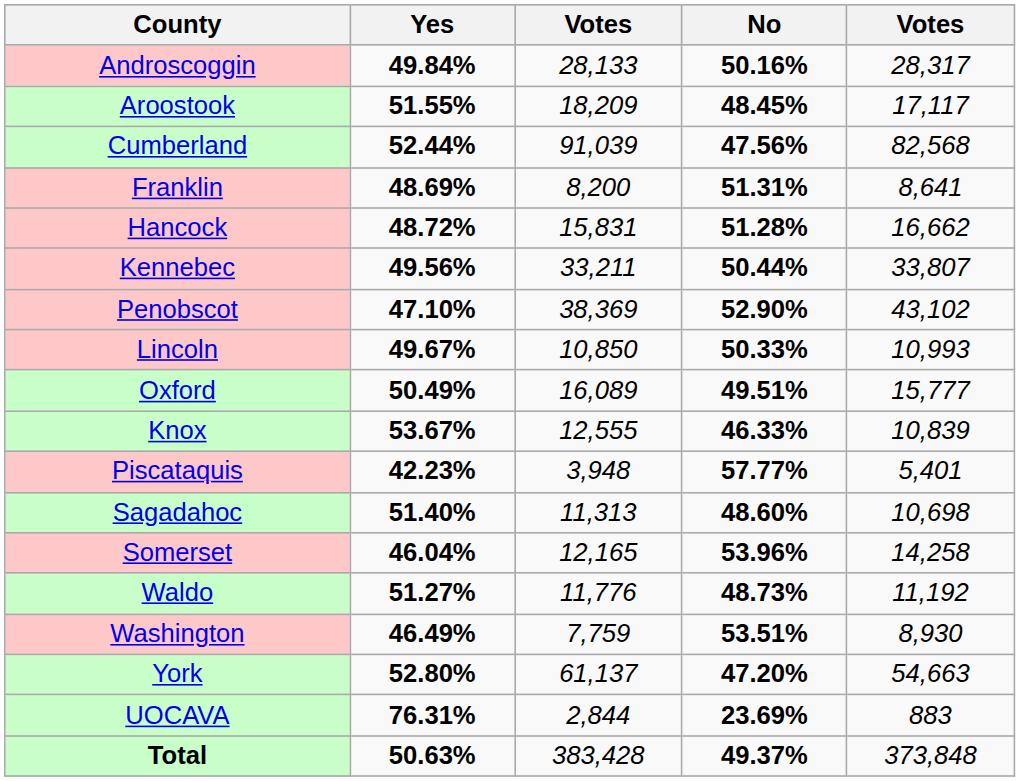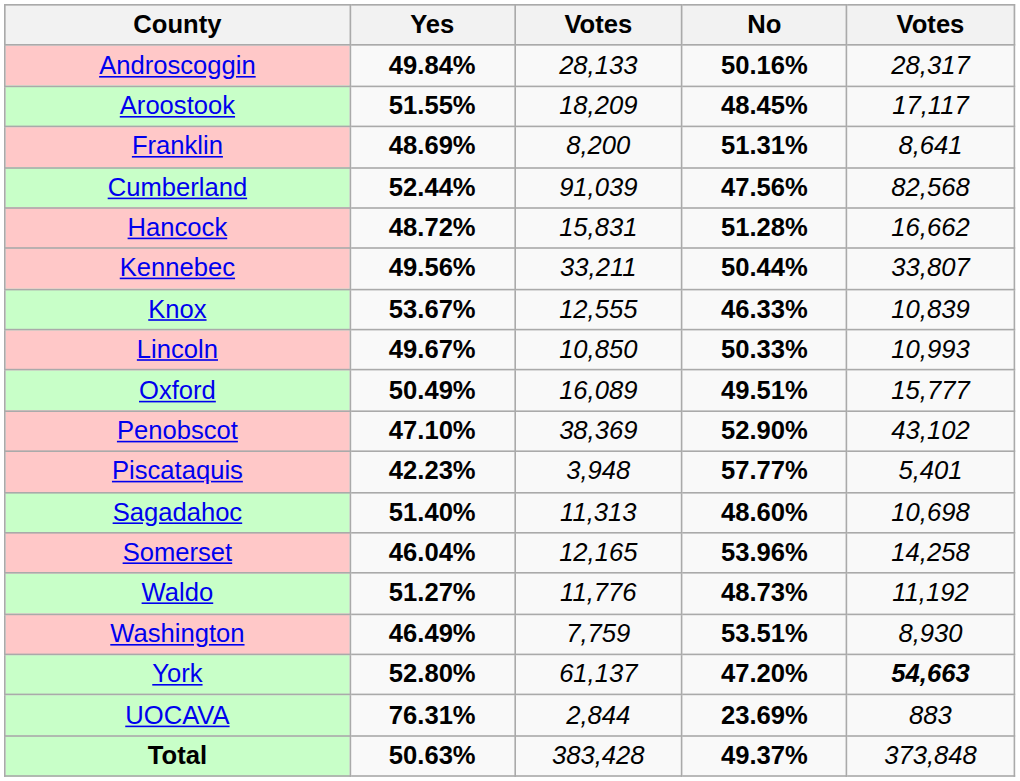rows swapped: (177, 146) <-> (177, 187)
rows swapped: (177, 430) <-> (177, 308)
(930, 674) normal -> (930, 674) bold
